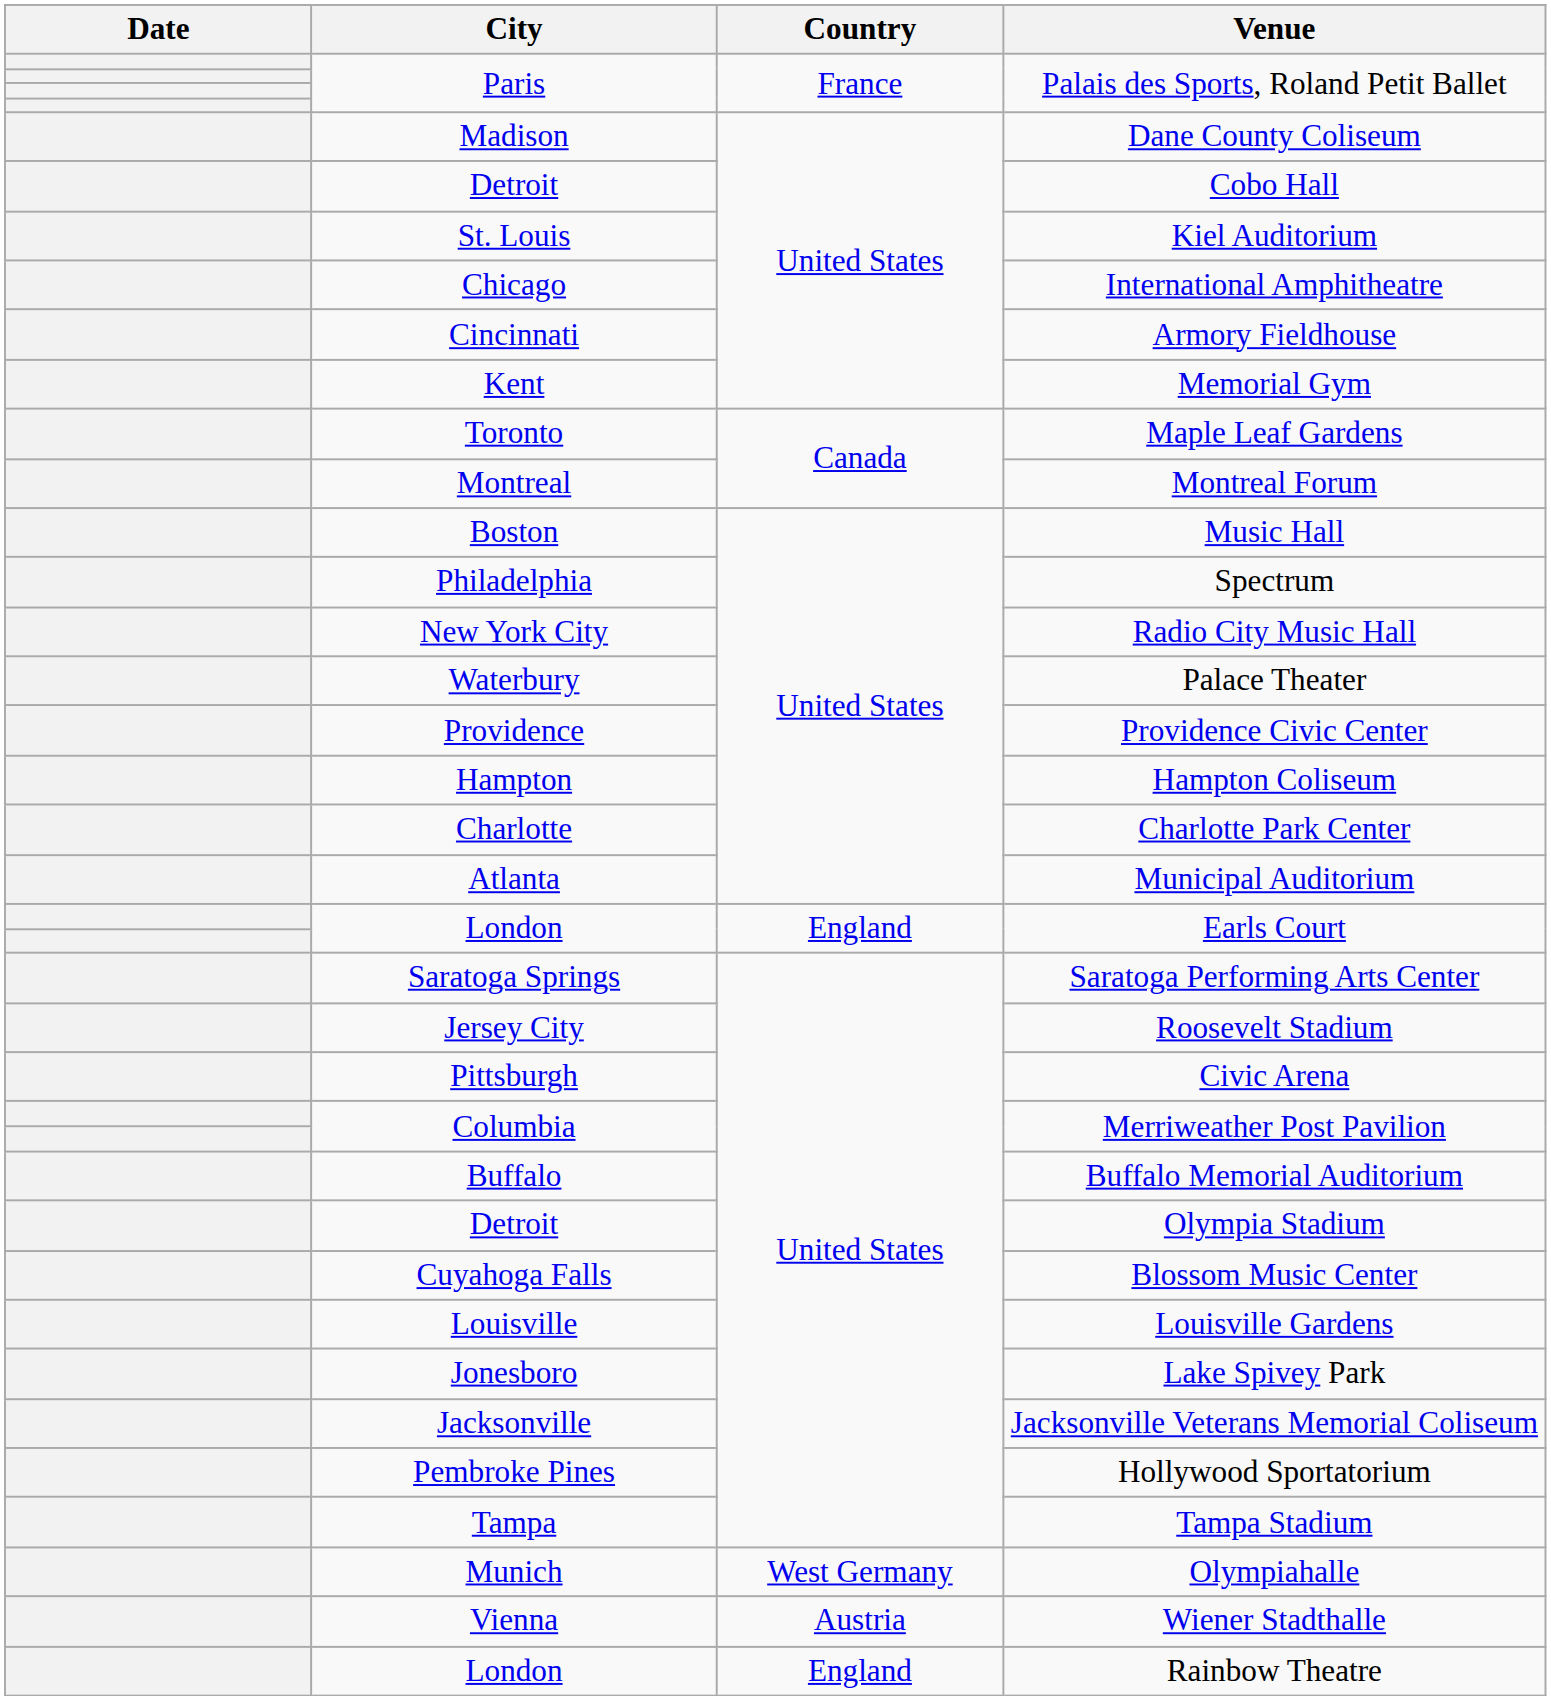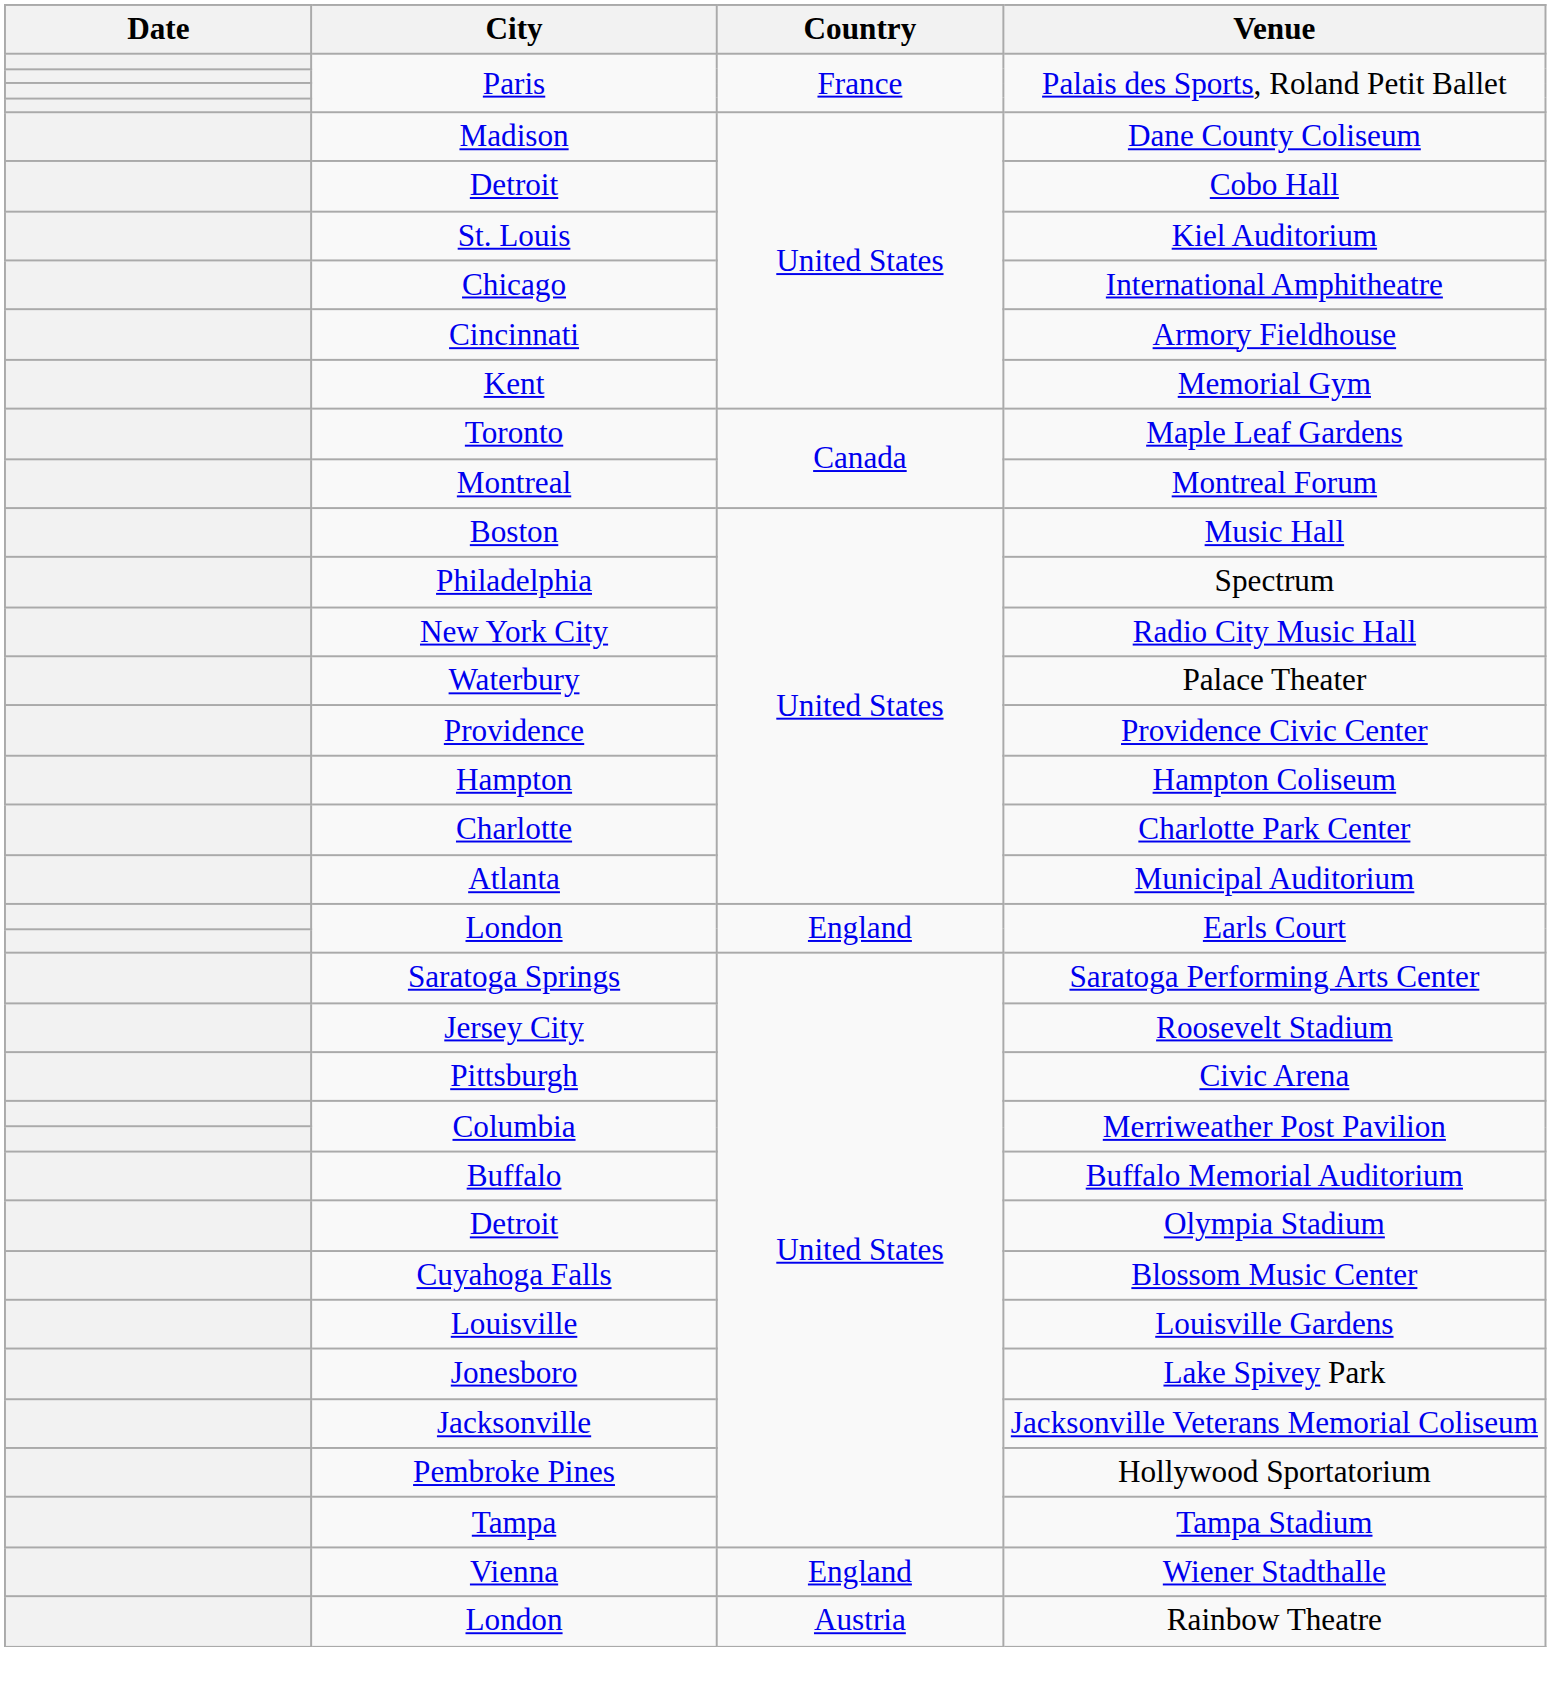- row: (514, 1571)
(860, 1620) Austria -> (860, 1571) England
(860, 1670) England -> (860, 1620) Austria
